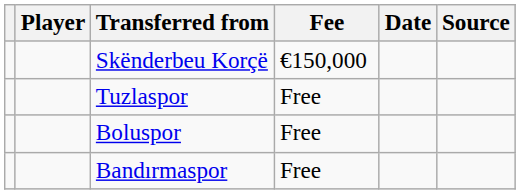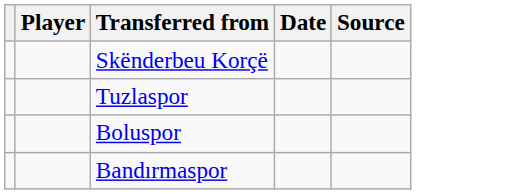- column: (327, 22)
